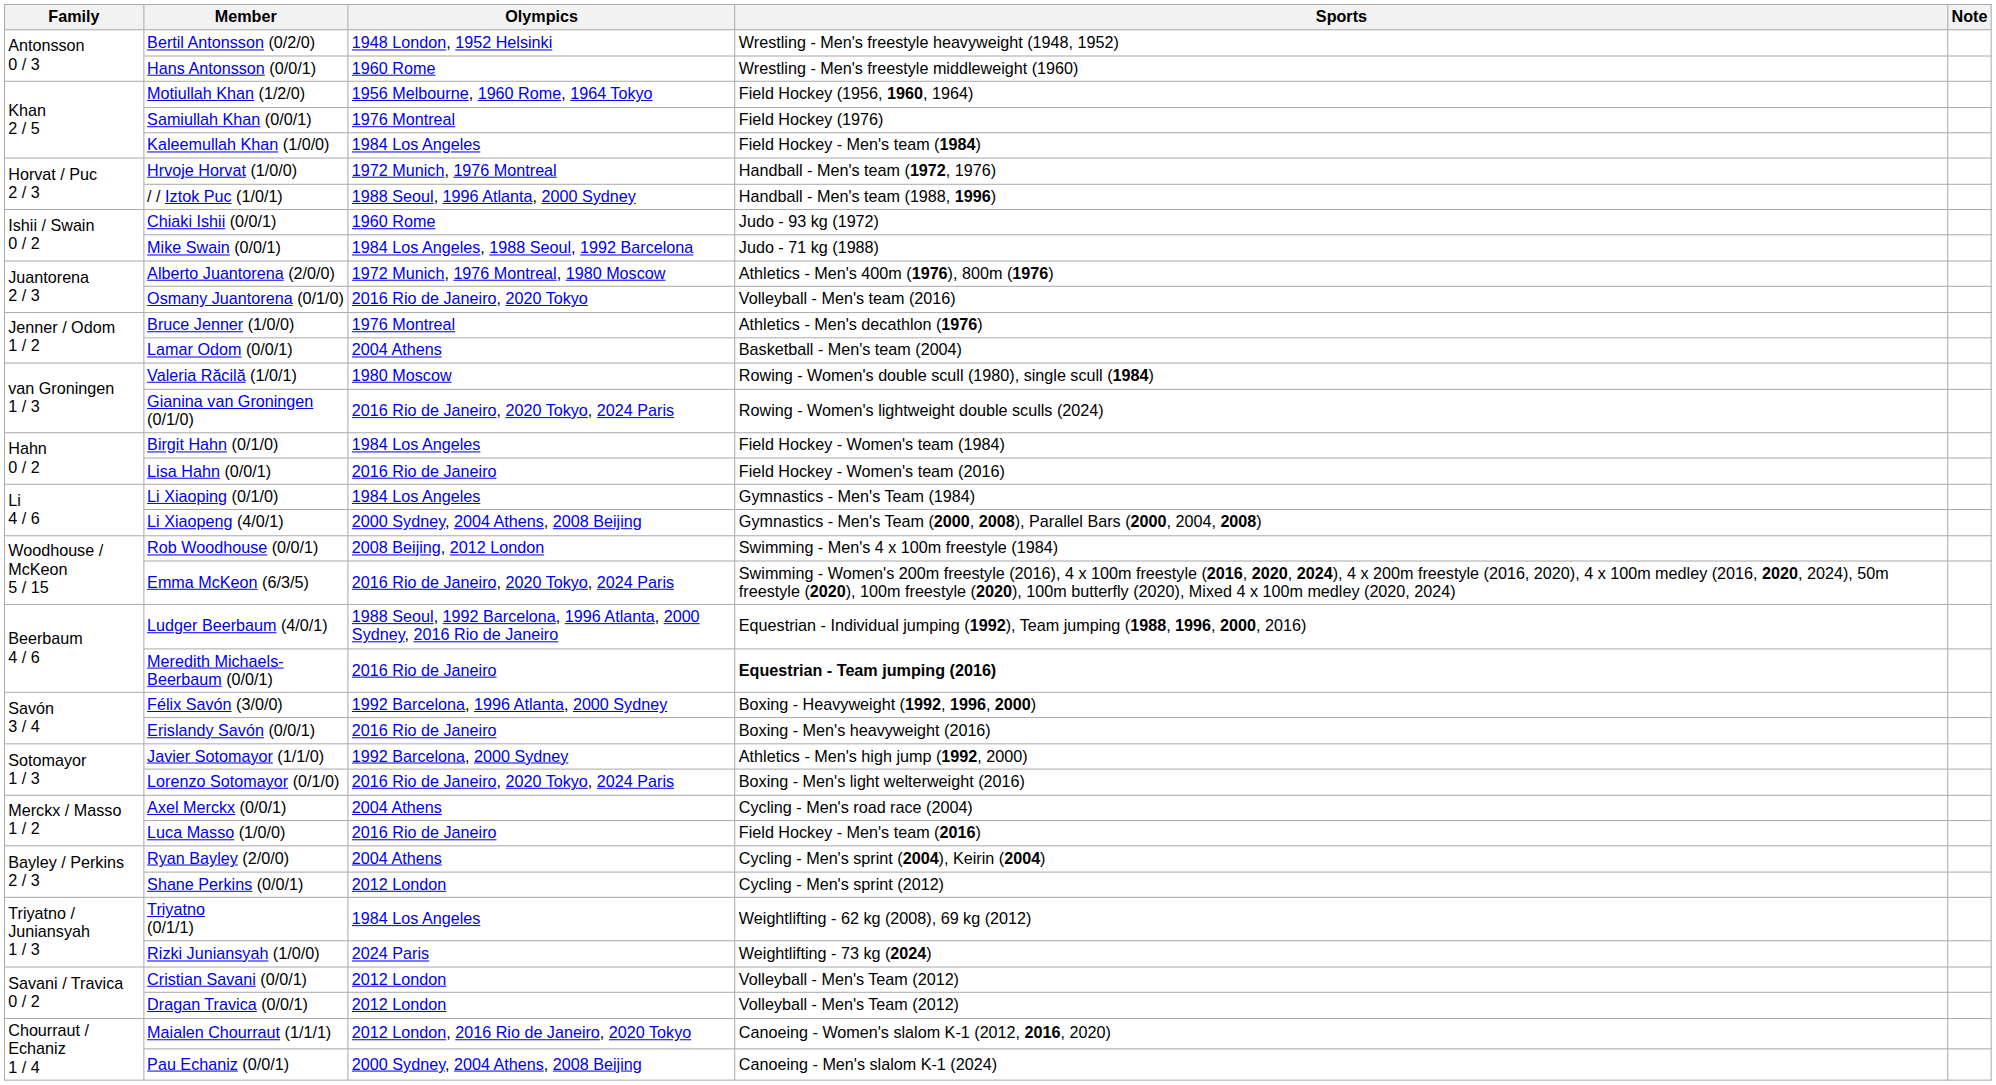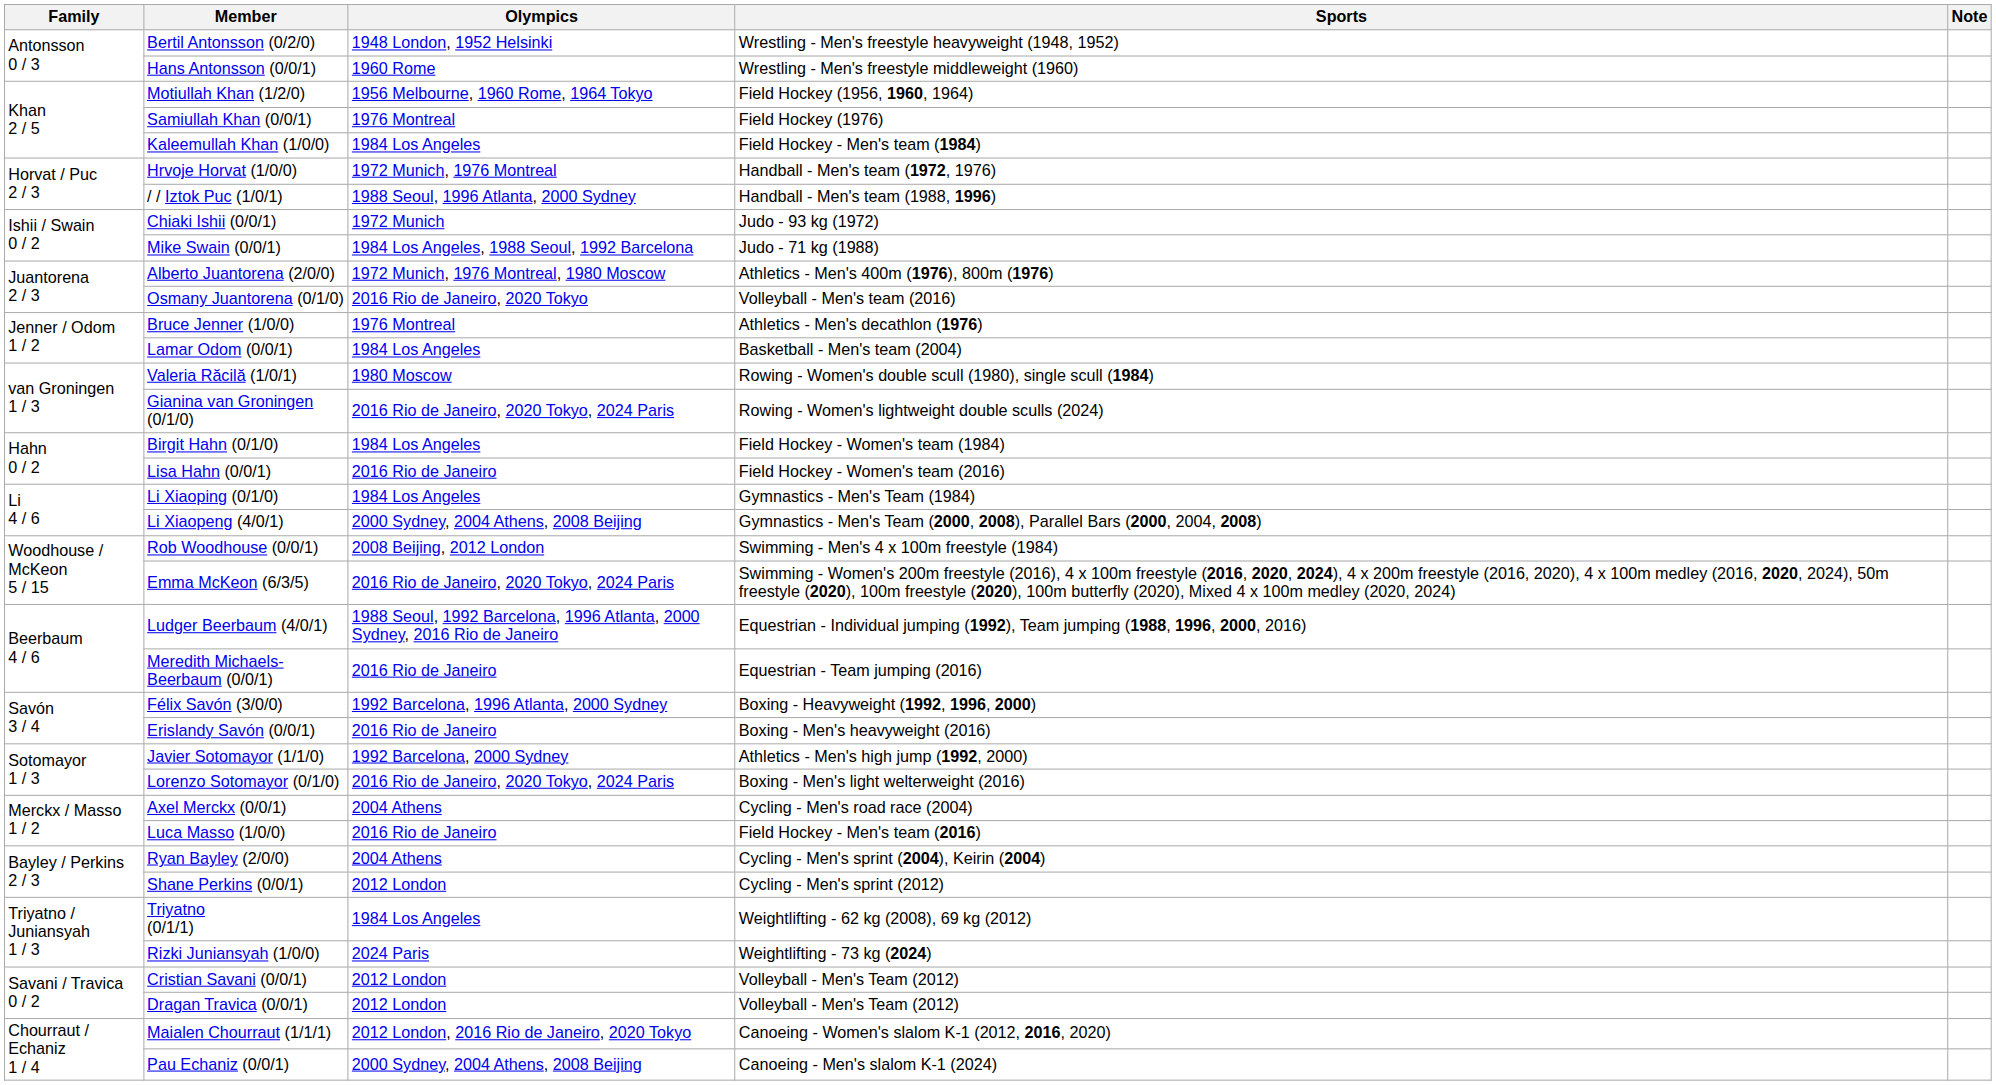(394, 222) 1960 Rome -> (398, 222) 1972 Munich
(397, 350) 2004 Athens -> (416, 350) 1984 Los Angeles
(868, 670) bold -> (860, 670) normal
